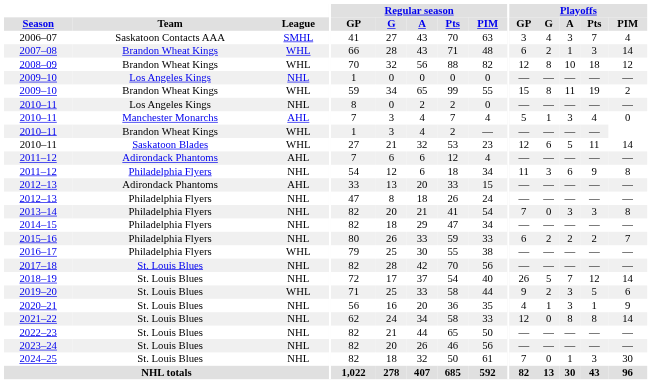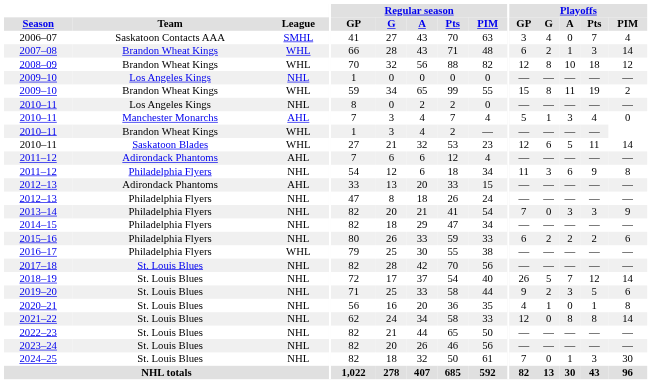(570, 37) 3 -> (570, 37) 0
(628, 211) 8 -> (628, 211) 9
(628, 238) 7 -> (628, 238) 6
(298, 292) WHL -> (298, 292) NHL
(570, 305) 3 -> (570, 305) 0
(628, 305) 9 -> (628, 305) 8
